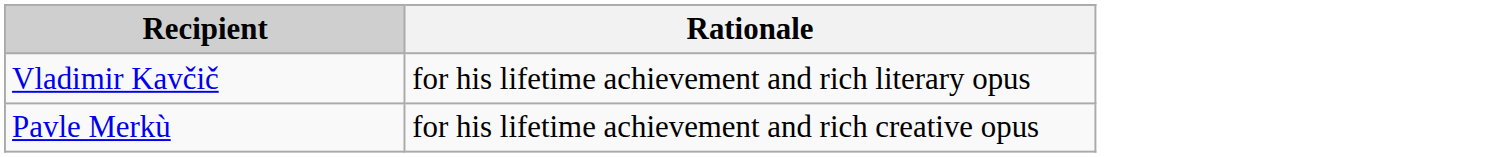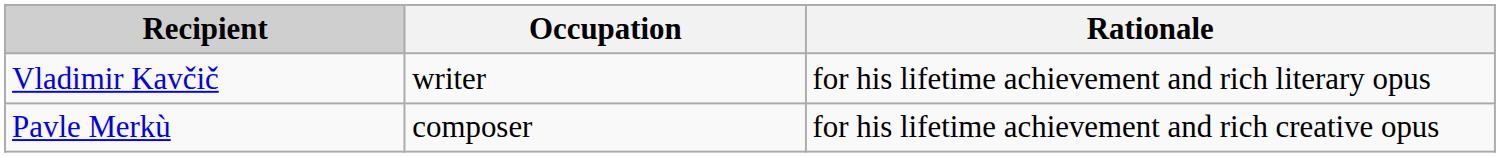+ column: (605, 28)
